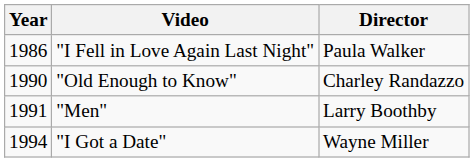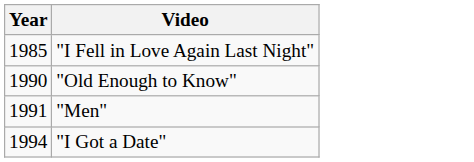- column: (394, 19)
(28, 50) 1986 -> (28, 50) 1985
